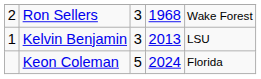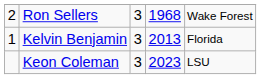(198, 39) LSU -> (205, 39) Florida
(138, 62) 5 -> (138, 62) 3
(165, 62) 2024 -> (165, 62) 2023
(205, 62) Florida -> (198, 62) LSU
